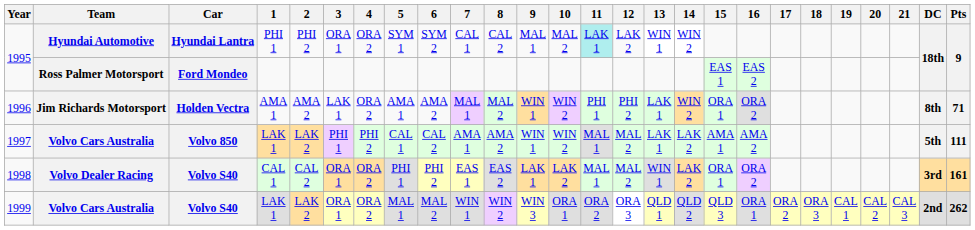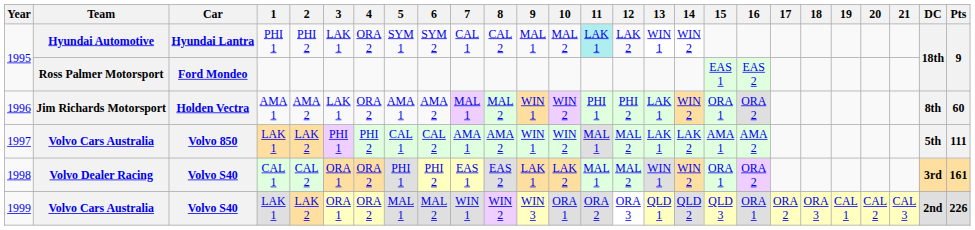(338, 41) ORA 1 -> (338, 41) LAK 1
(958, 108) 71 -> (958, 108) 60
(689, 175) LAK 2 -> (689, 175) WIN 2
(958, 208) 262 -> (958, 208) 226
